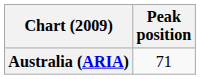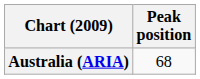(164, 61) 71 -> (164, 61) 68
